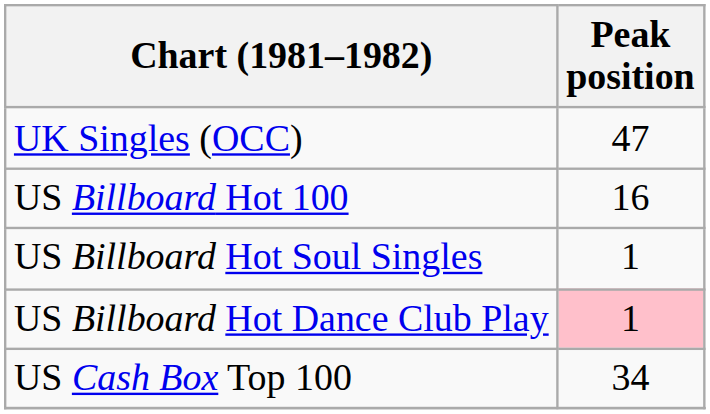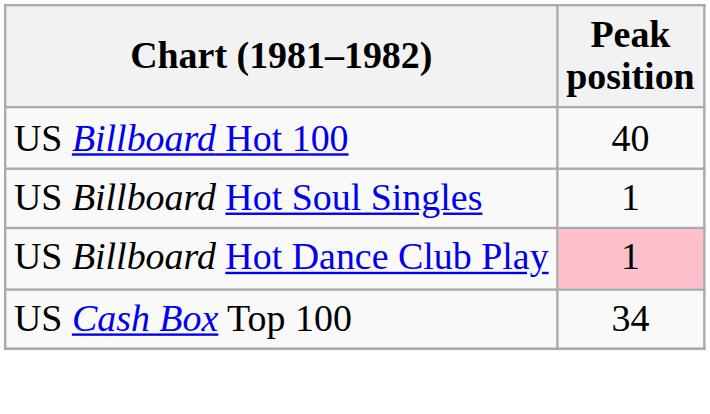- row: (158, 137)
(630, 197) 16 -> (630, 137) 40
